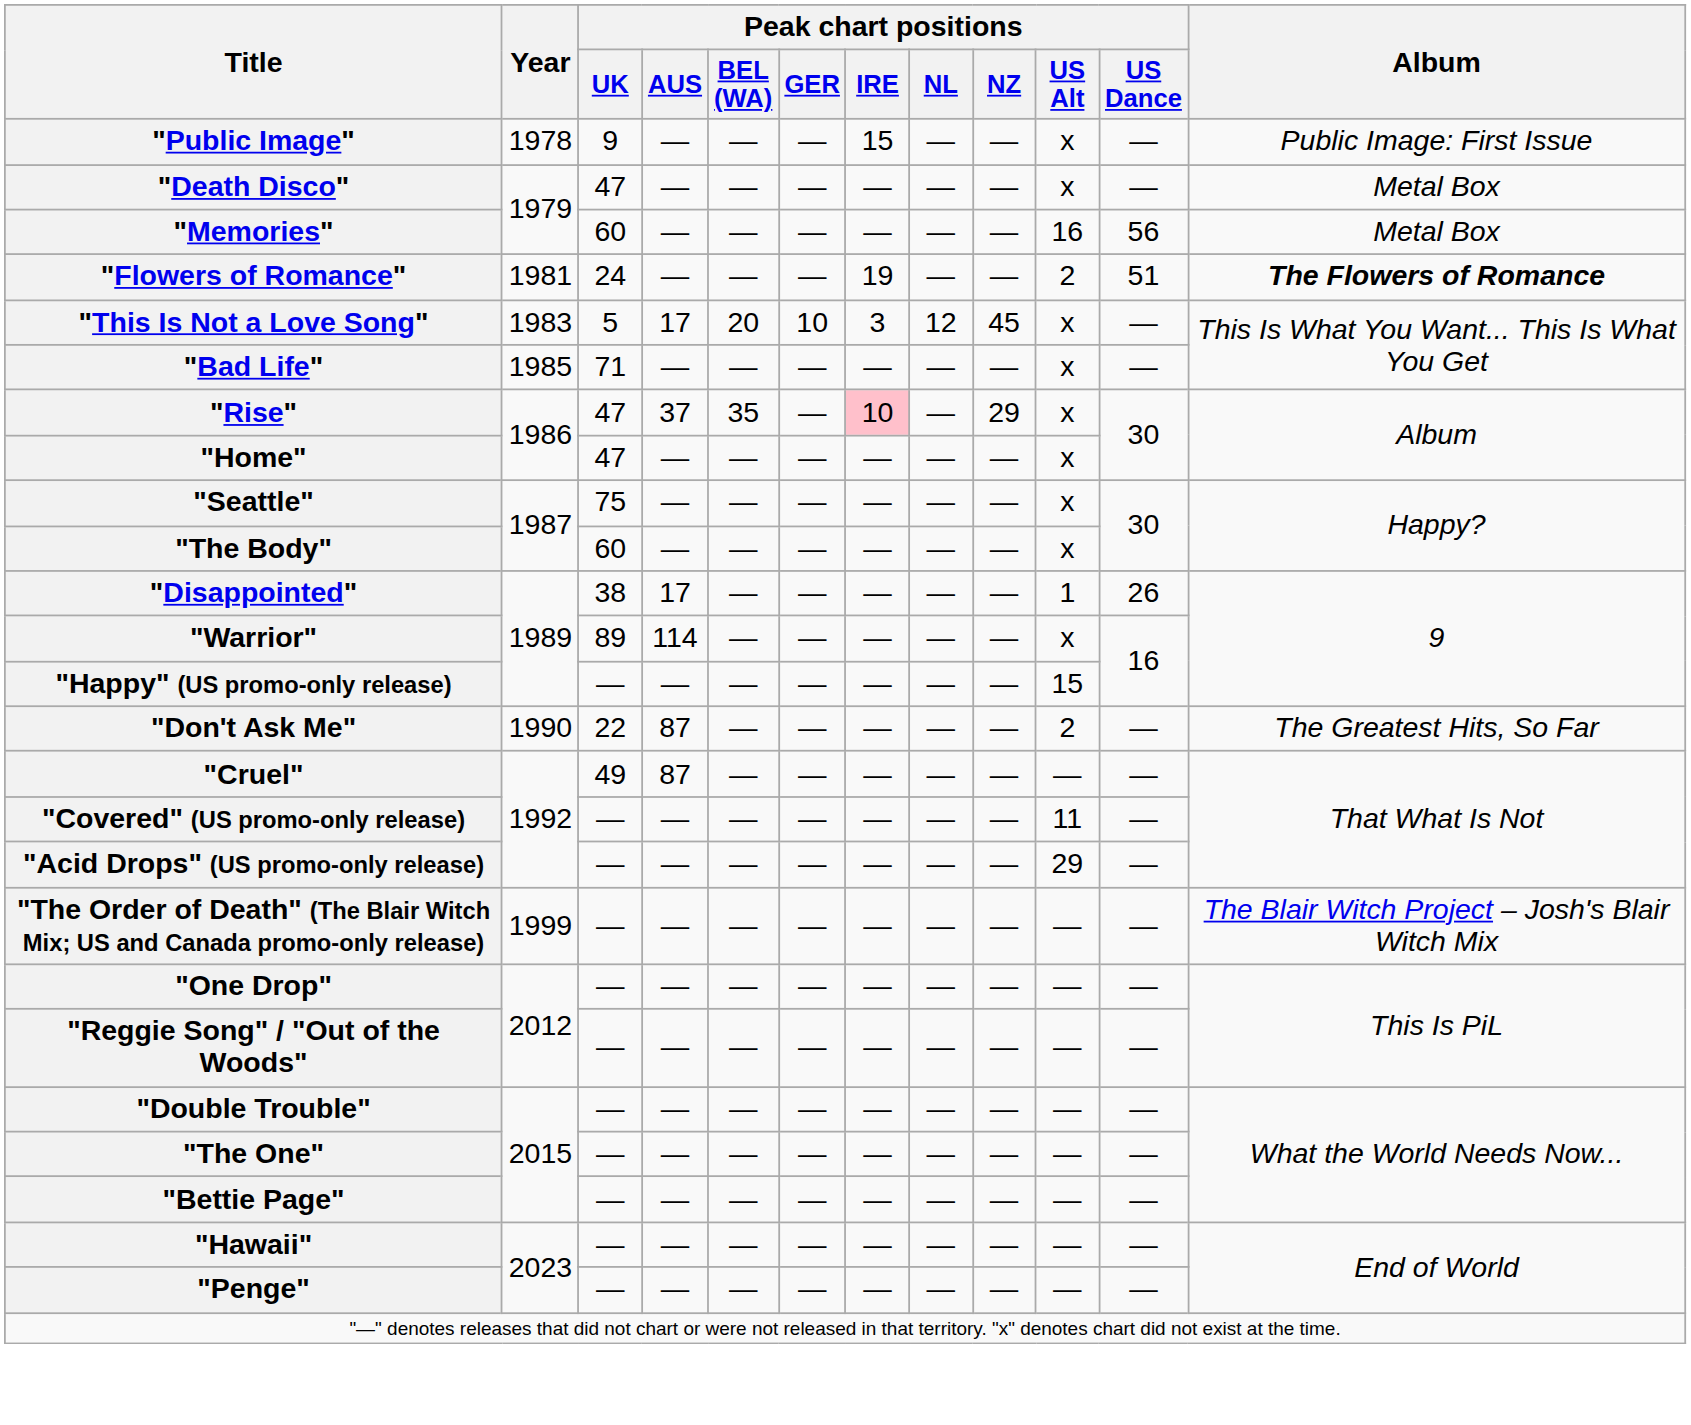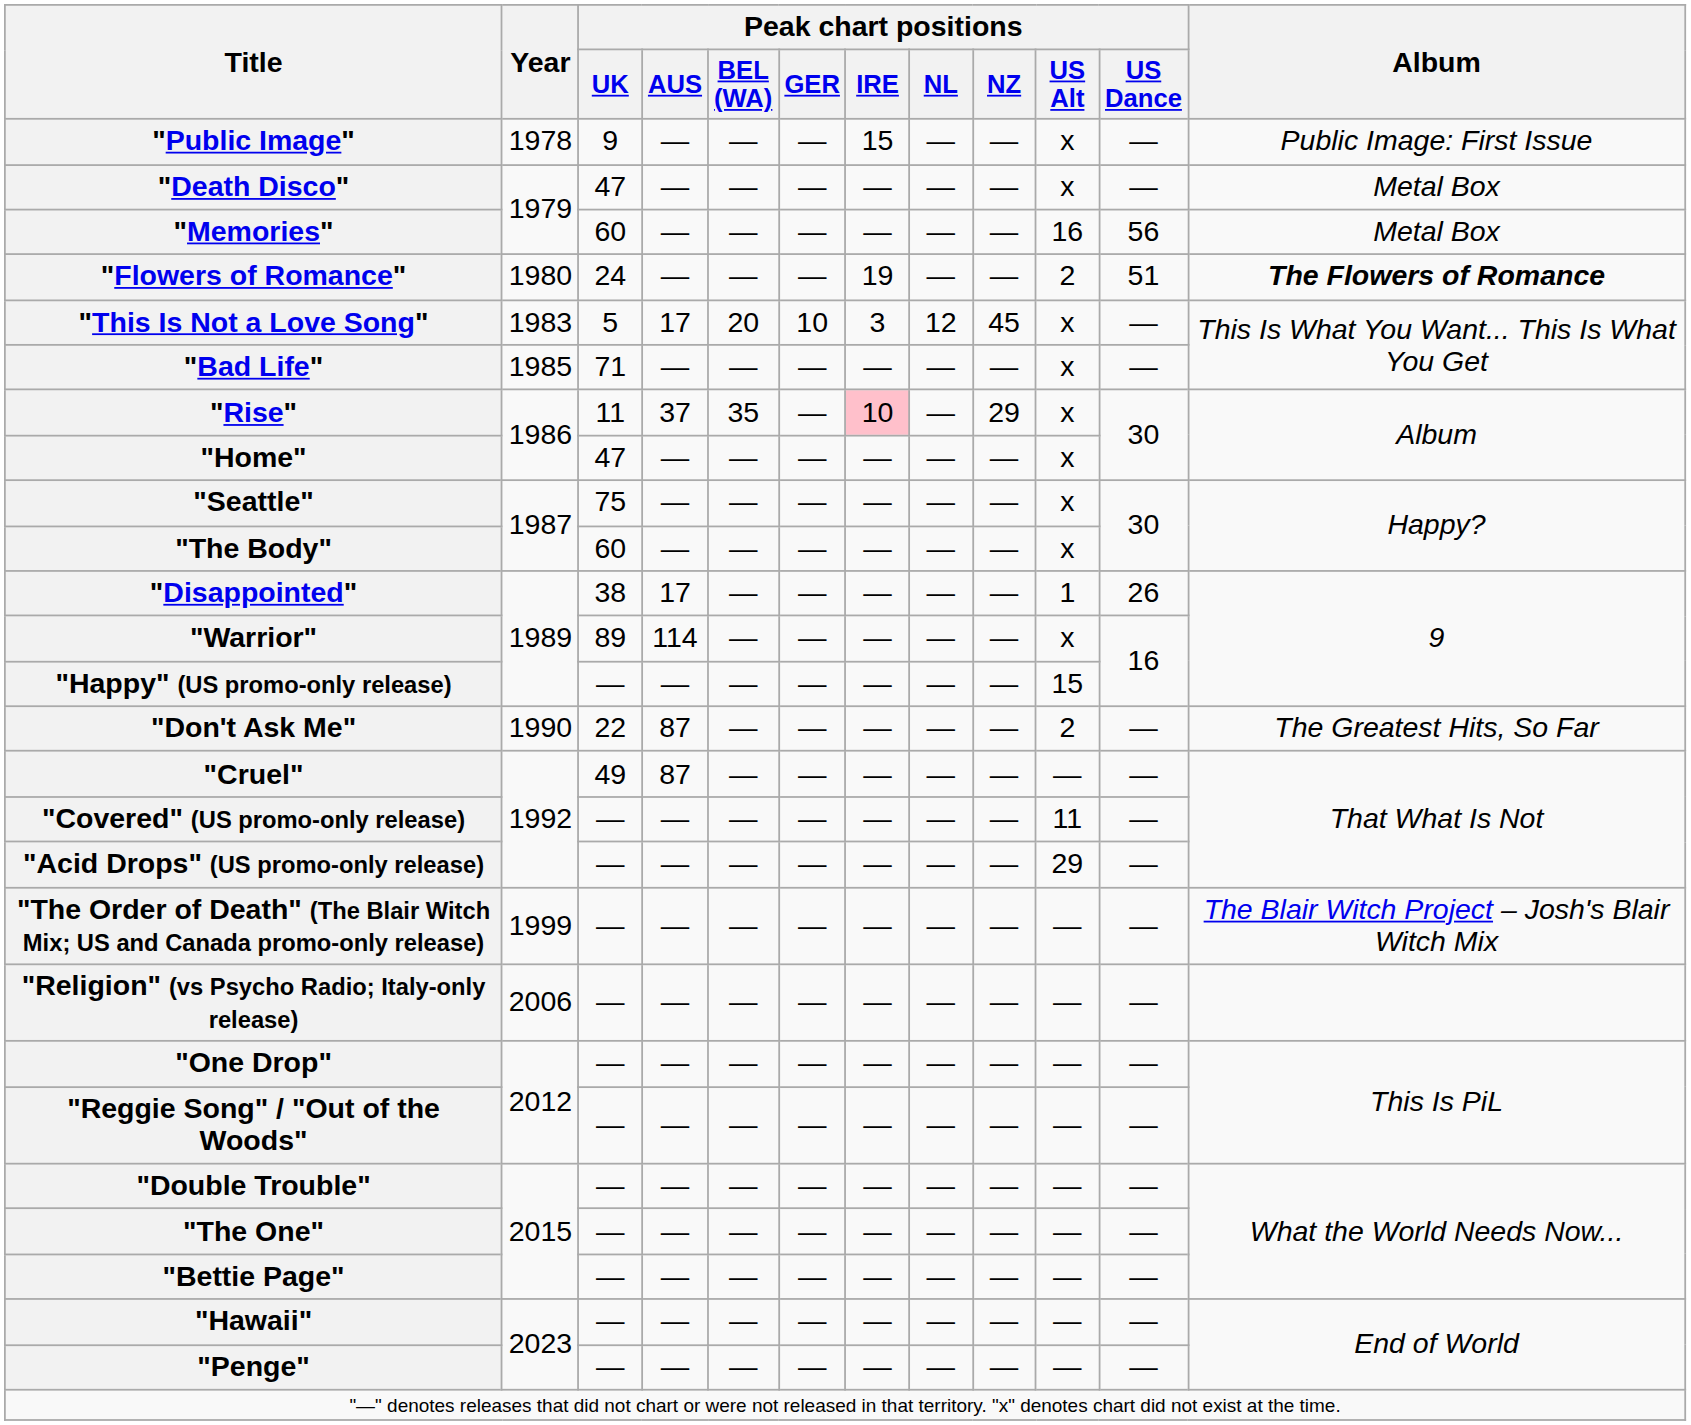(540, 276) 1981 -> (540, 276) 1980
(610, 412) 47 -> (610, 412) 11
+ row: (254, 1002)
